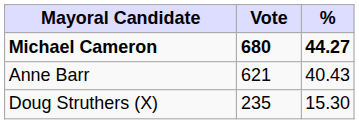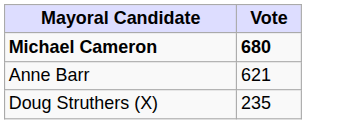- column: (328, 18)
